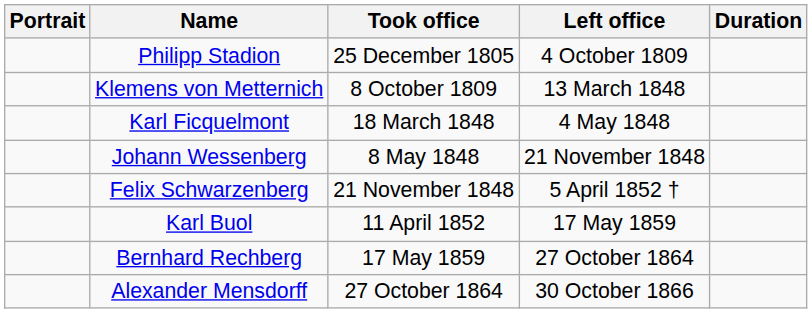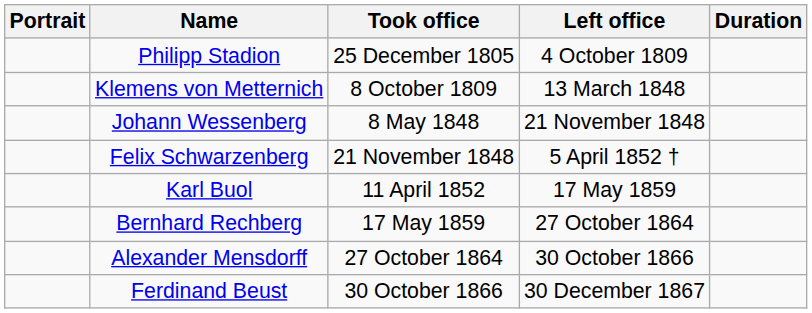- row: (209, 122)
+ row: (209, 291)
